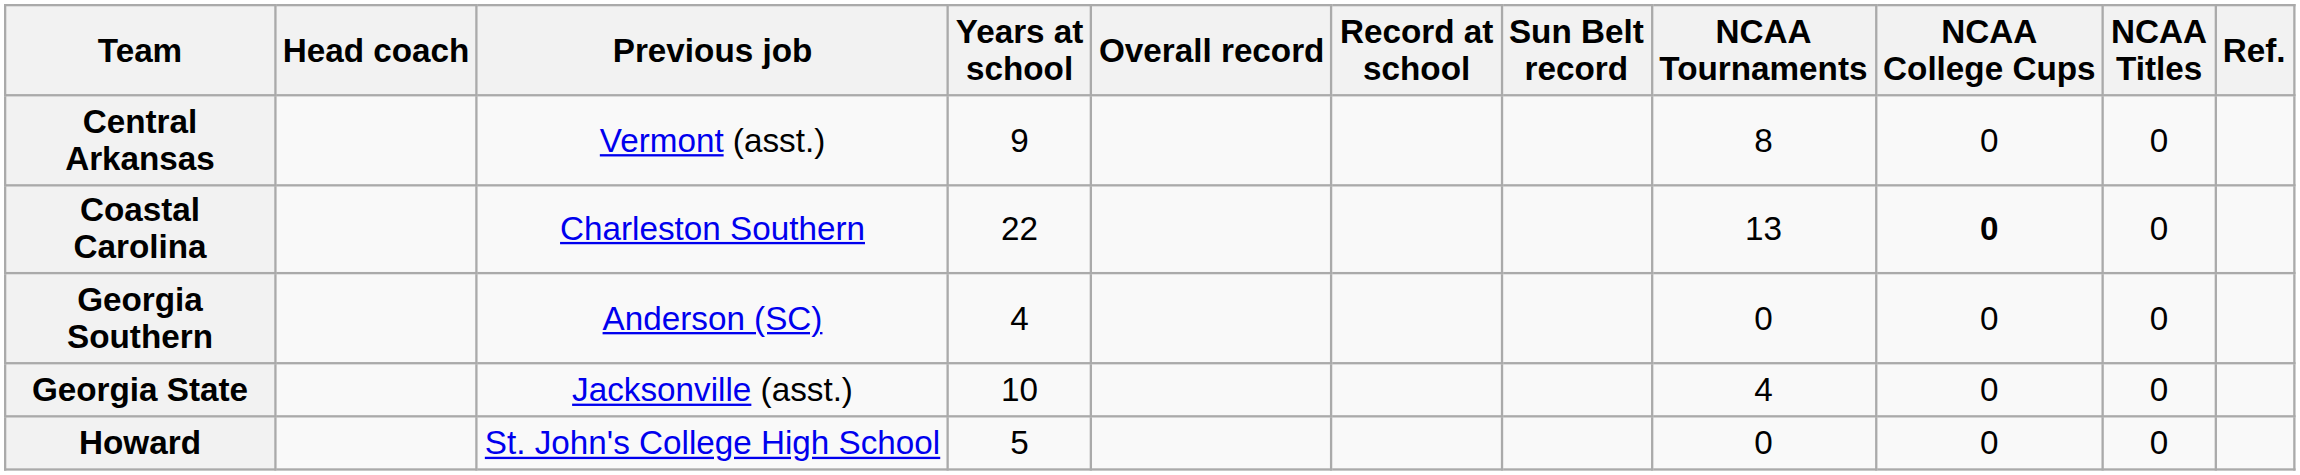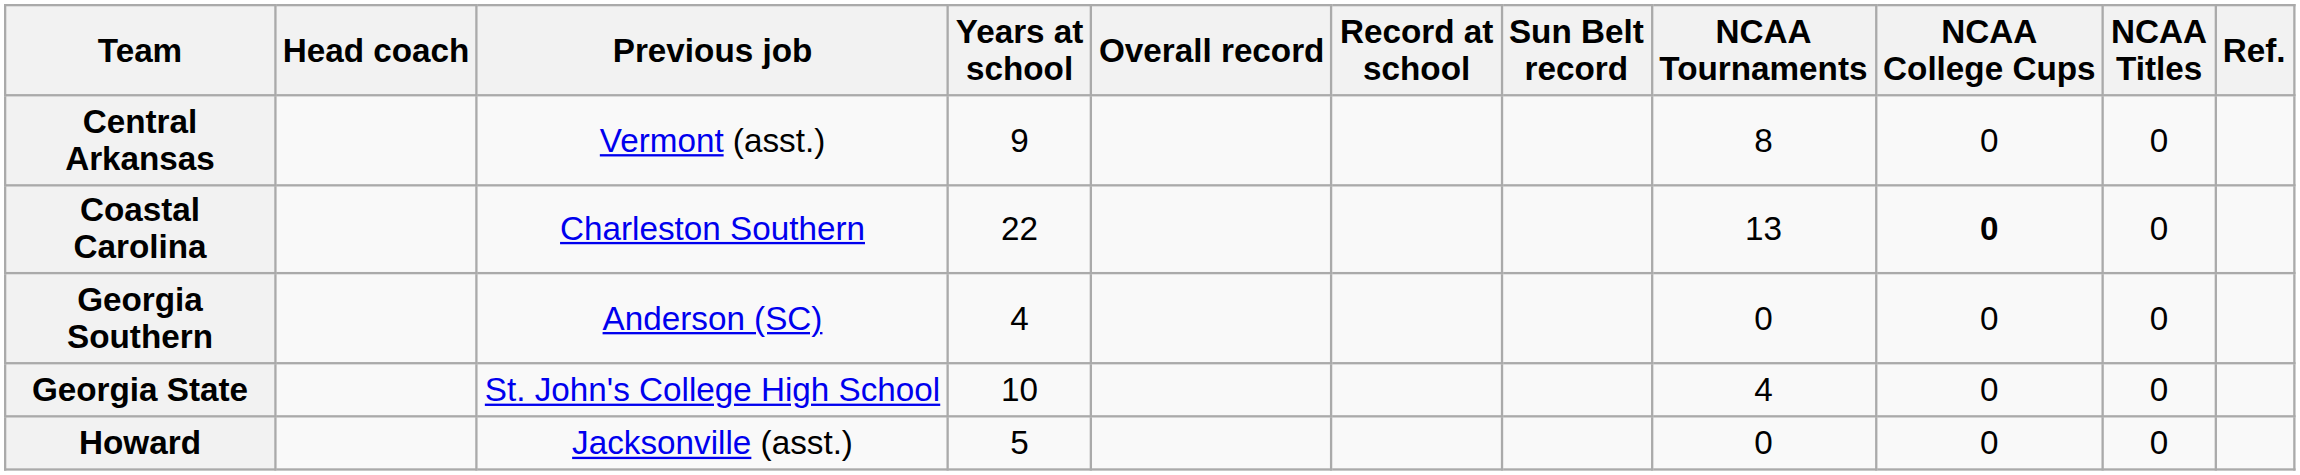(713, 390) Jacksonville (asst.) -> (713, 390) St. John's College High School
(713, 442) St. John's College High School -> (713, 442) Jacksonville (asst.)
